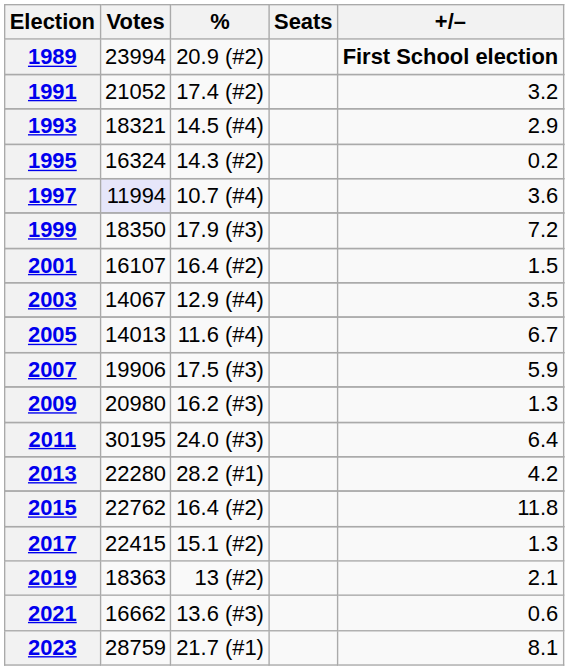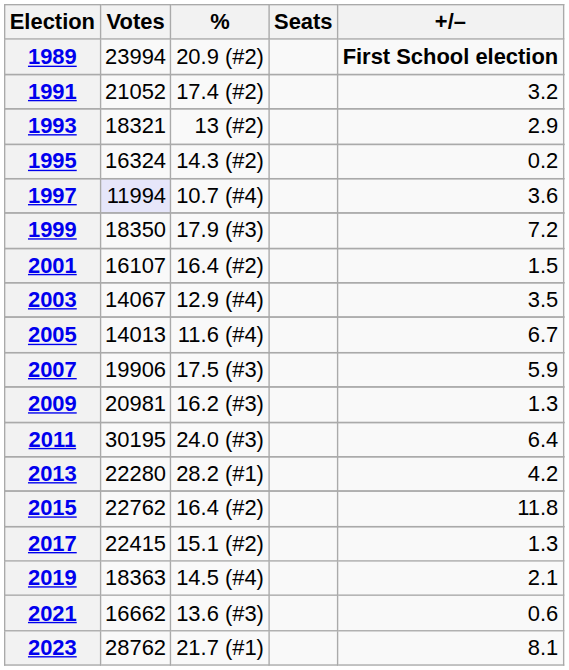(220, 126) 14.5 (#4) -> (229, 126) 13 (#2)
(136, 404) 20980 -> (136, 404) 20981
(229, 578) 13 (#2) -> (220, 578) 14.5 (#4)
(136, 647) 28759 -> (136, 647) 28762
